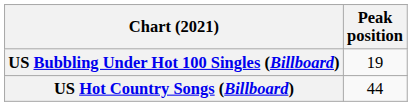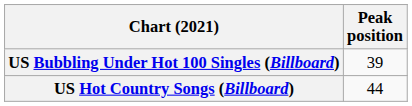(375, 62) 19 -> (375, 62) 39
